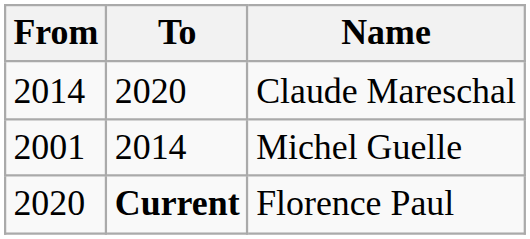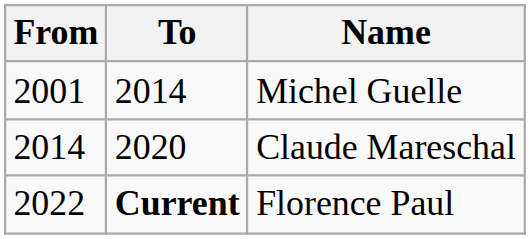rows swapped: (359, 146) <-> (386, 89)
(49, 203) 2020 -> (49, 203) 2022
